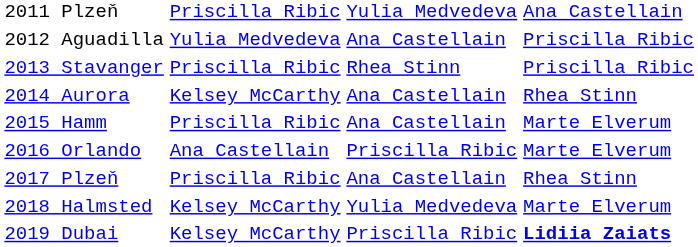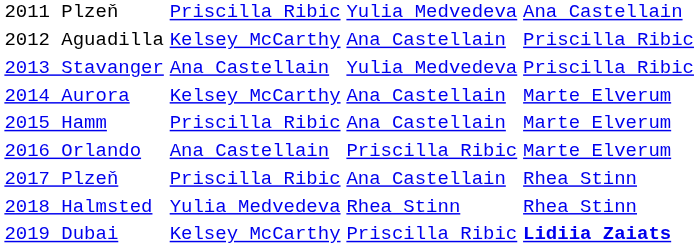(255, 40) Yulia Medvedeva -> (255, 40) Kelsey McCarthy
(255, 68) Priscilla Ribic -> (249, 68) Ana Castellain
(403, 68) Rhea Stinn -> (432, 68) Yulia Medvedeva
(580, 96) Rhea Stinn -> (597, 96) Marte Elverum
(255, 207) Kelsey McCarthy -> (255, 207) Yulia Medvedeva
(432, 207) Yulia Medvedeva -> (403, 207) Rhea Stinn
(597, 207) Marte Elverum -> (580, 207) Rhea Stinn
